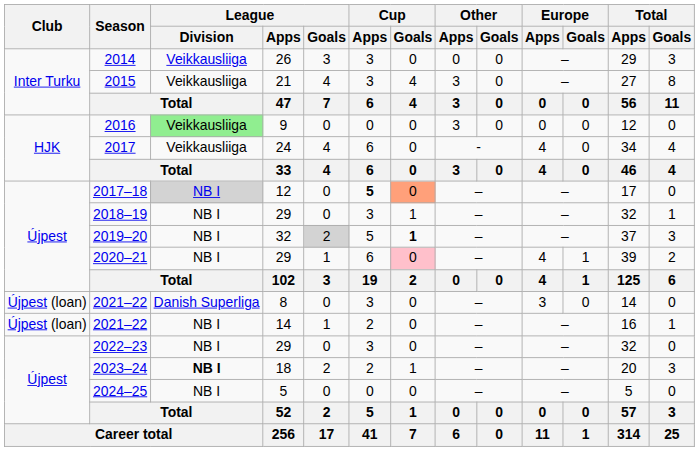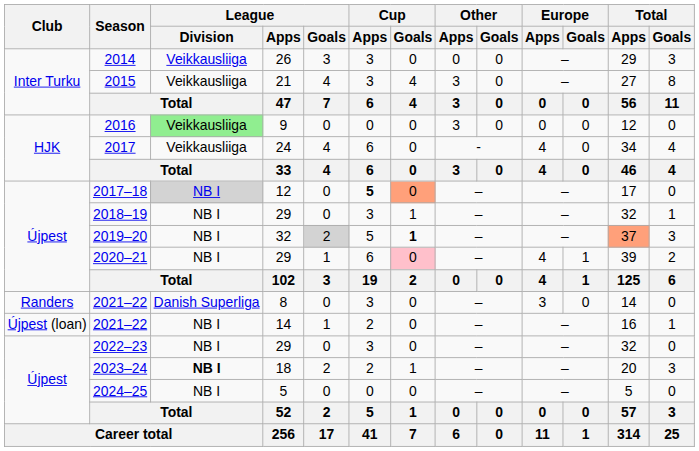(629, 236) no background -> (629, 236) lightsalmon background
(47, 302) Újpest (loan) -> (47, 302) Randers
